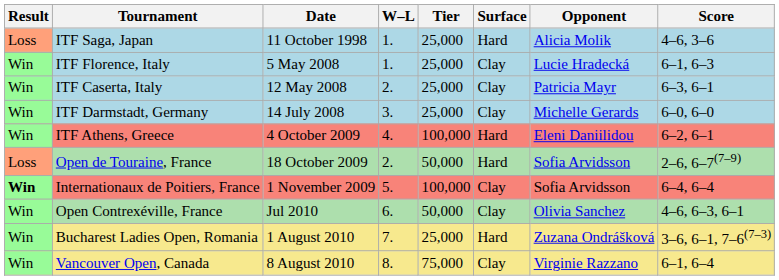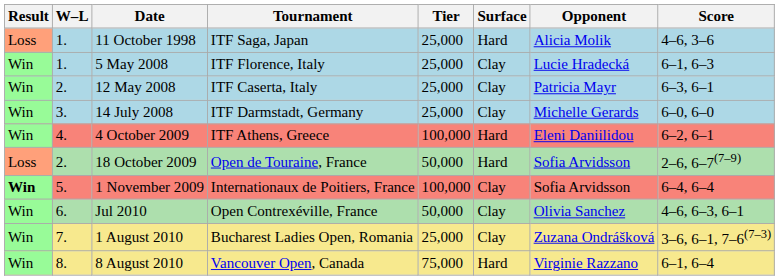columns swapped: (398, 16) <-> (158, 16)
(492, 237) Hard -> (492, 237) Clay
(492, 263) Clay -> (492, 263) Hard
